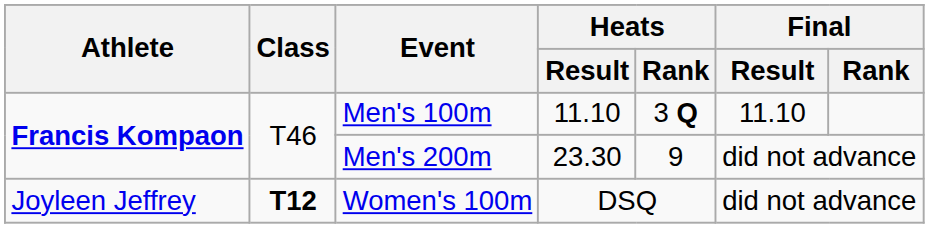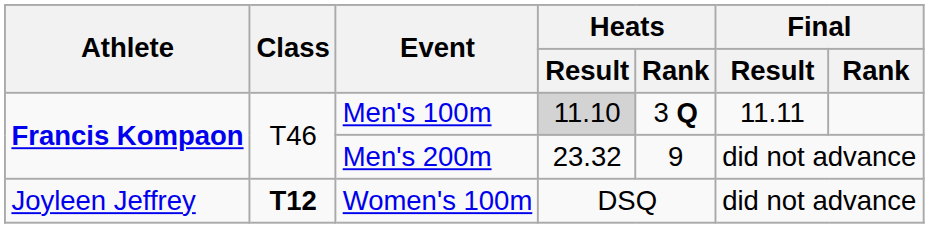(587, 114) no background -> (587, 114) lightgrey background
(772, 114) 11.10 -> (772, 114) 11.11
(587, 157) 23.30 -> (587, 157) 23.32
